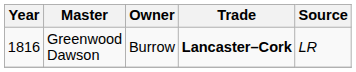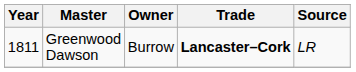(24, 47) 1816 -> (23, 47) 1811
